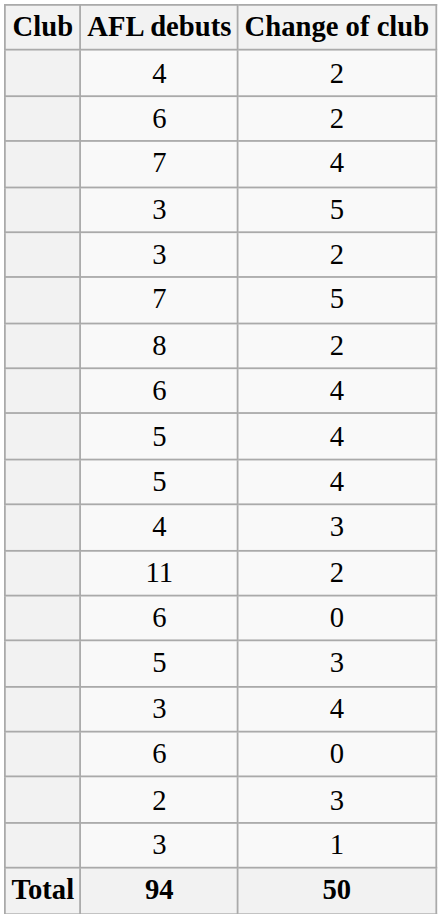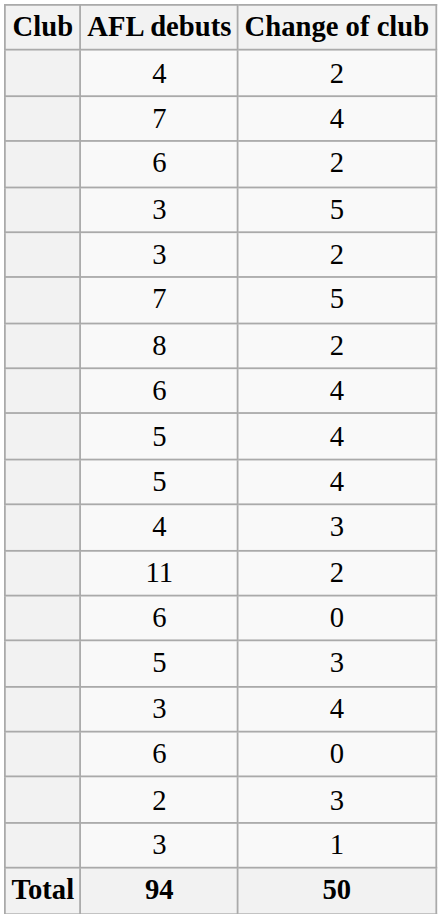rows swapped: (159, 118) <-> (159, 163)
